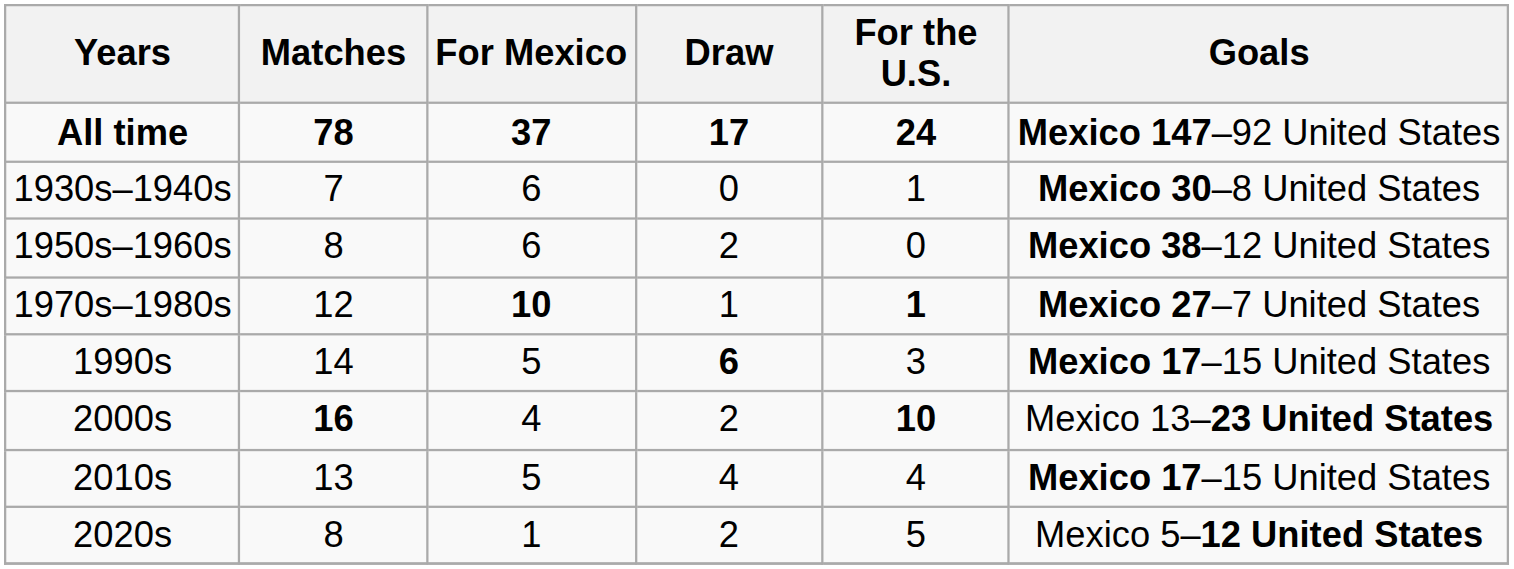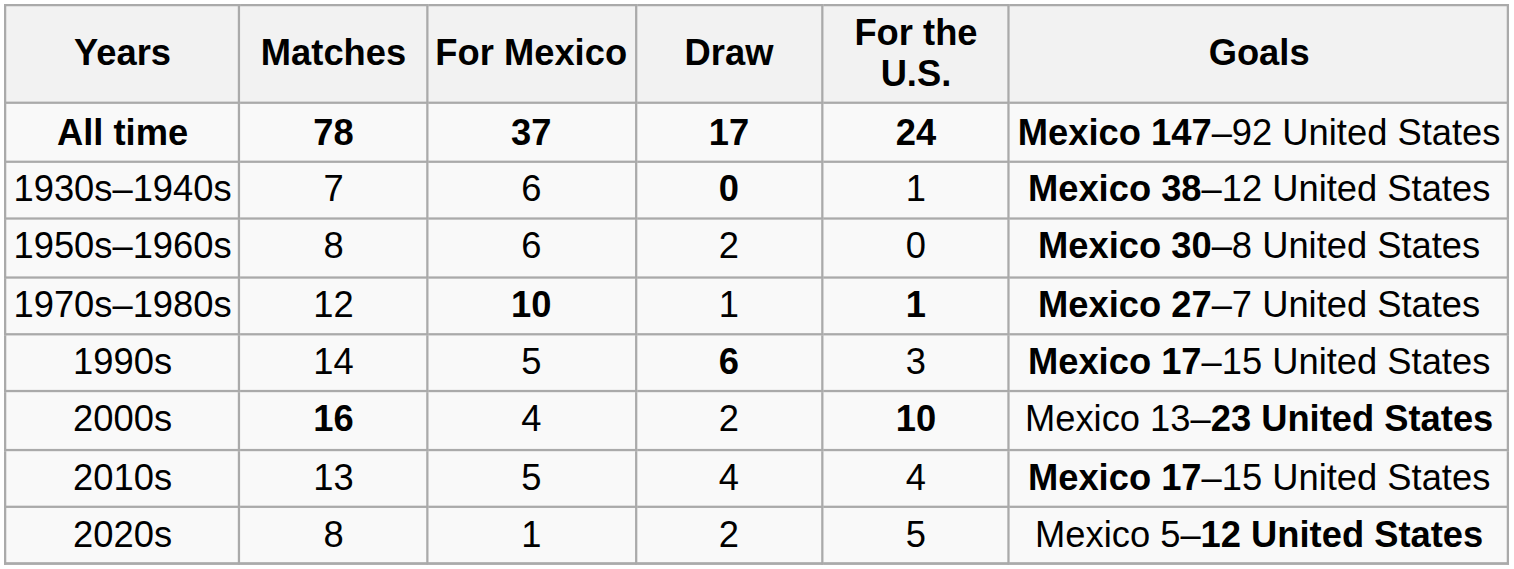(729, 189) normal -> (729, 189) bold
(1259, 189) Mexico 30–8 United States -> (1259, 189) Mexico 38–12 United States
(1259, 246) Mexico 38–12 United States -> (1259, 246) Mexico 30–8 United States
